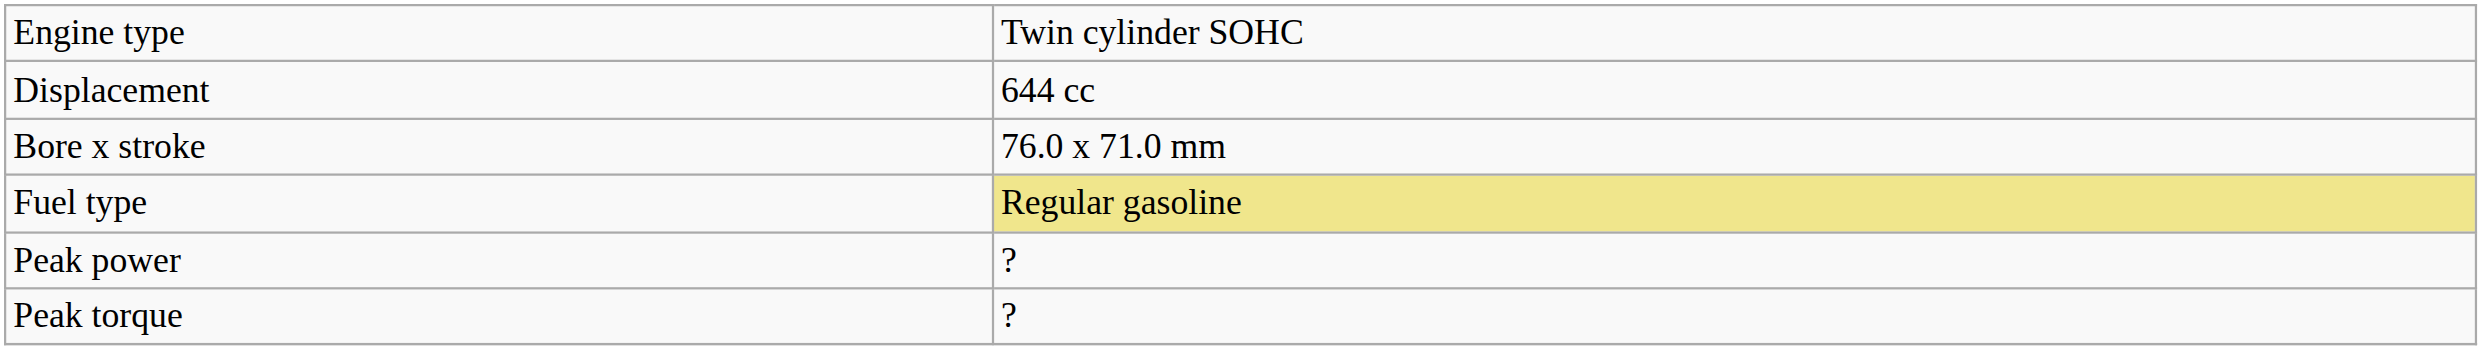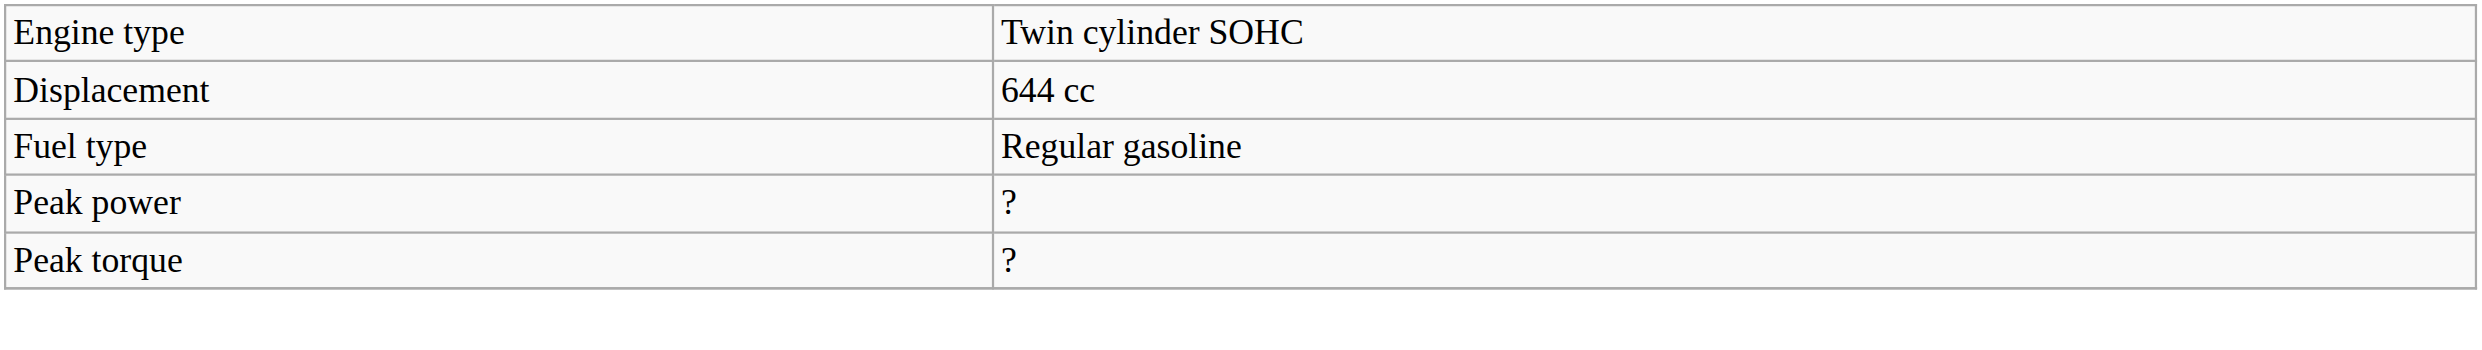- row: (109, 145)
(1121, 202) khaki background -> (1121, 145) no background
